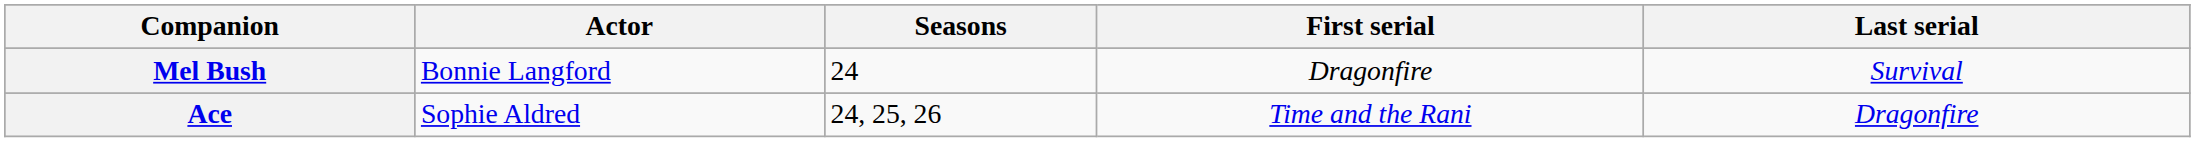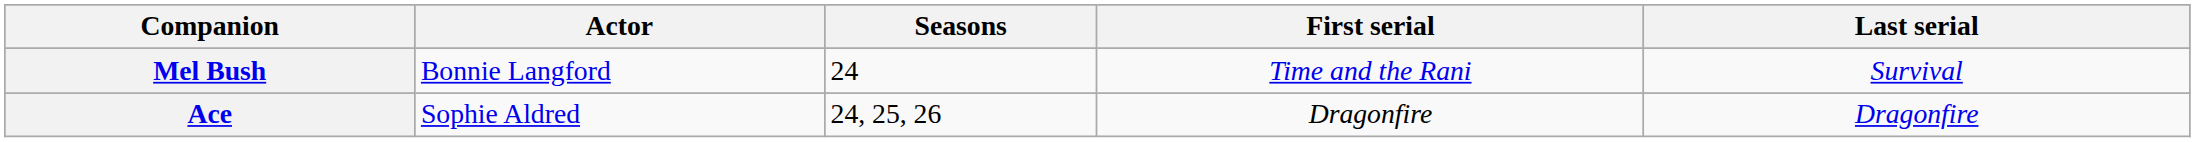(1370, 70) Dragonfire -> (1370, 70) Time and the Rani
(1370, 114) Time and the Rani -> (1370, 114) Dragonfire
